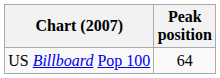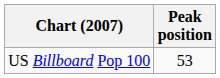(185, 60) 64 -> (185, 60) 53
